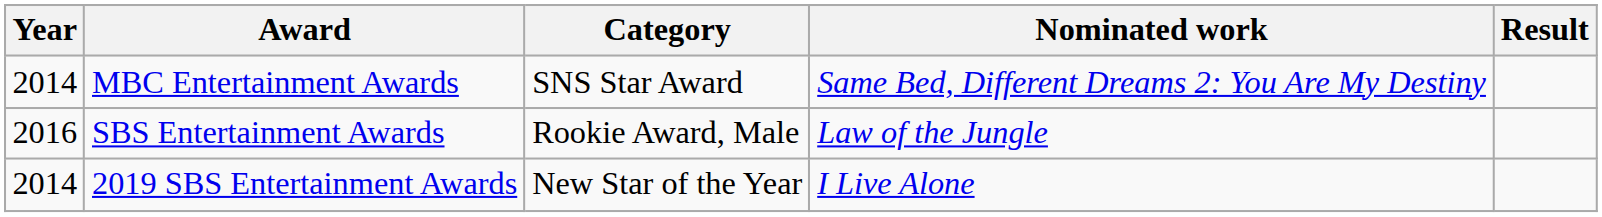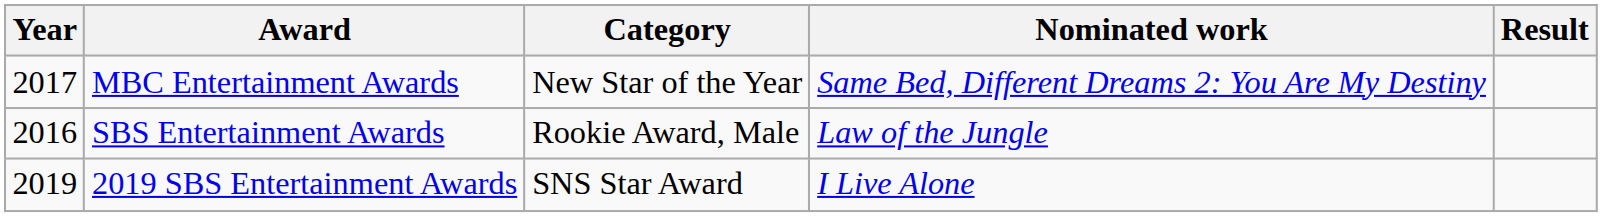(45, 81) 2014 -> (45, 81) 2017
(637, 81) SNS Star Award -> (667, 81) New Star of the Year
(45, 183) 2014 -> (45, 183) 2019
(667, 183) New Star of the Year -> (637, 183) SNS Star Award
